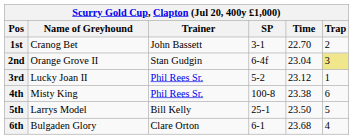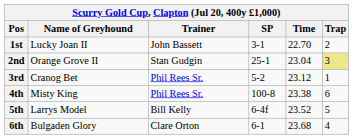(54, 45) Cranog Bet -> (59, 45) Lucky Joan II
(260, 61) 6-4f -> (261, 61) 25-1
(59, 77) Lucky Joan II -> (54, 77) Cranog Bet
(261, 110) 25-1 -> (260, 110) 6-4f
(299, 110) 23.50 -> (299, 110) 23.52
